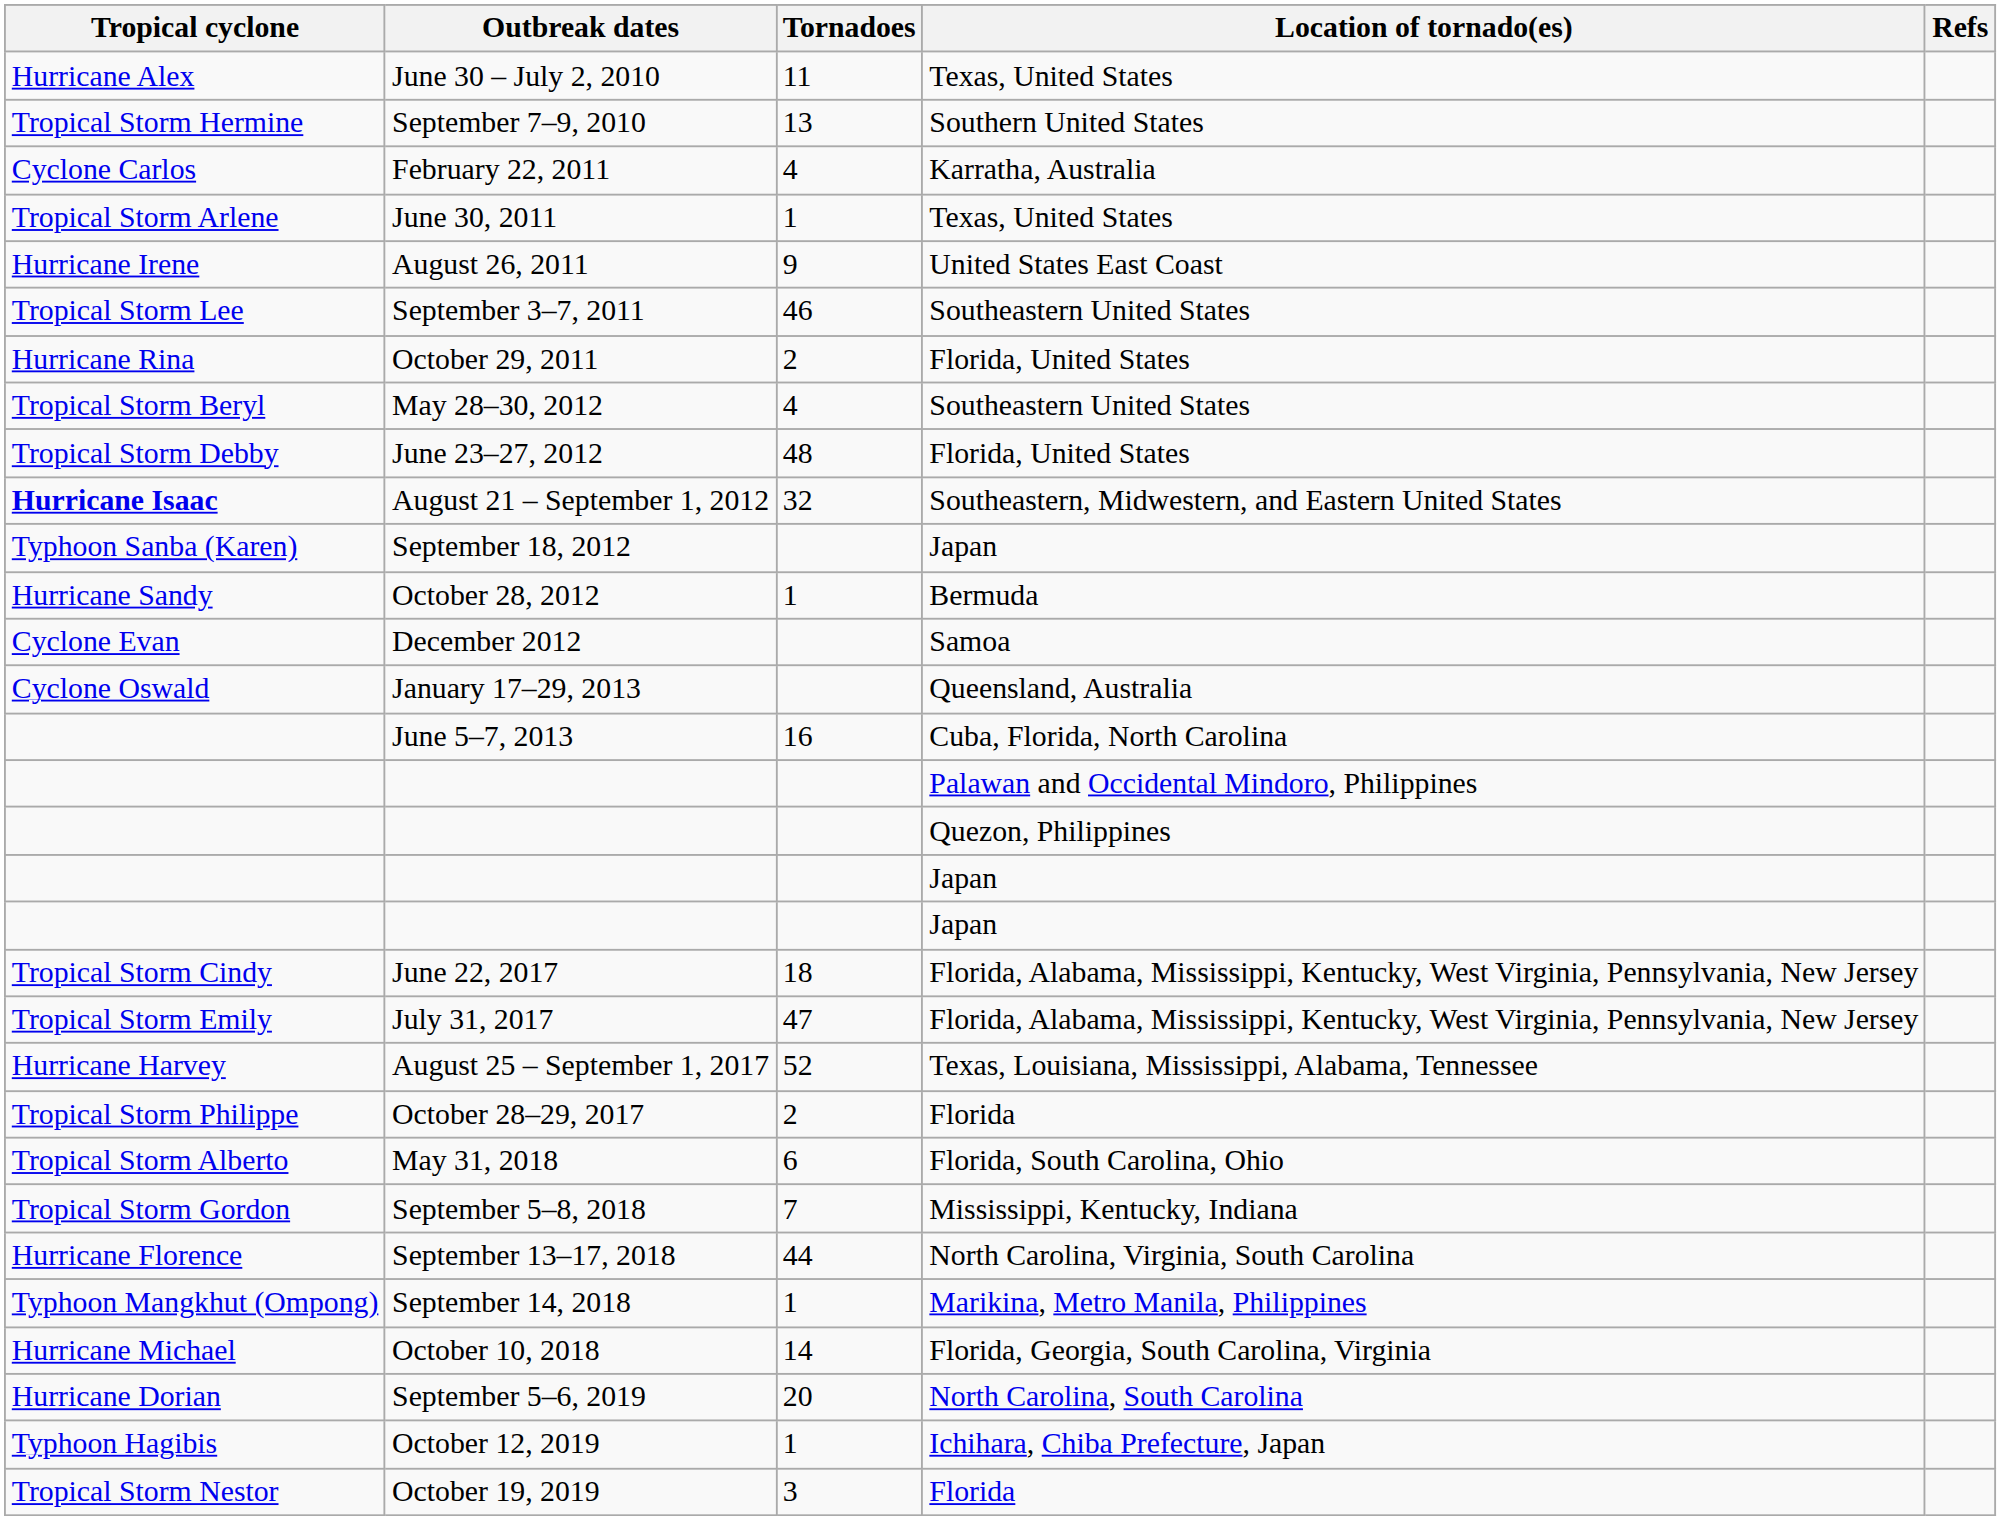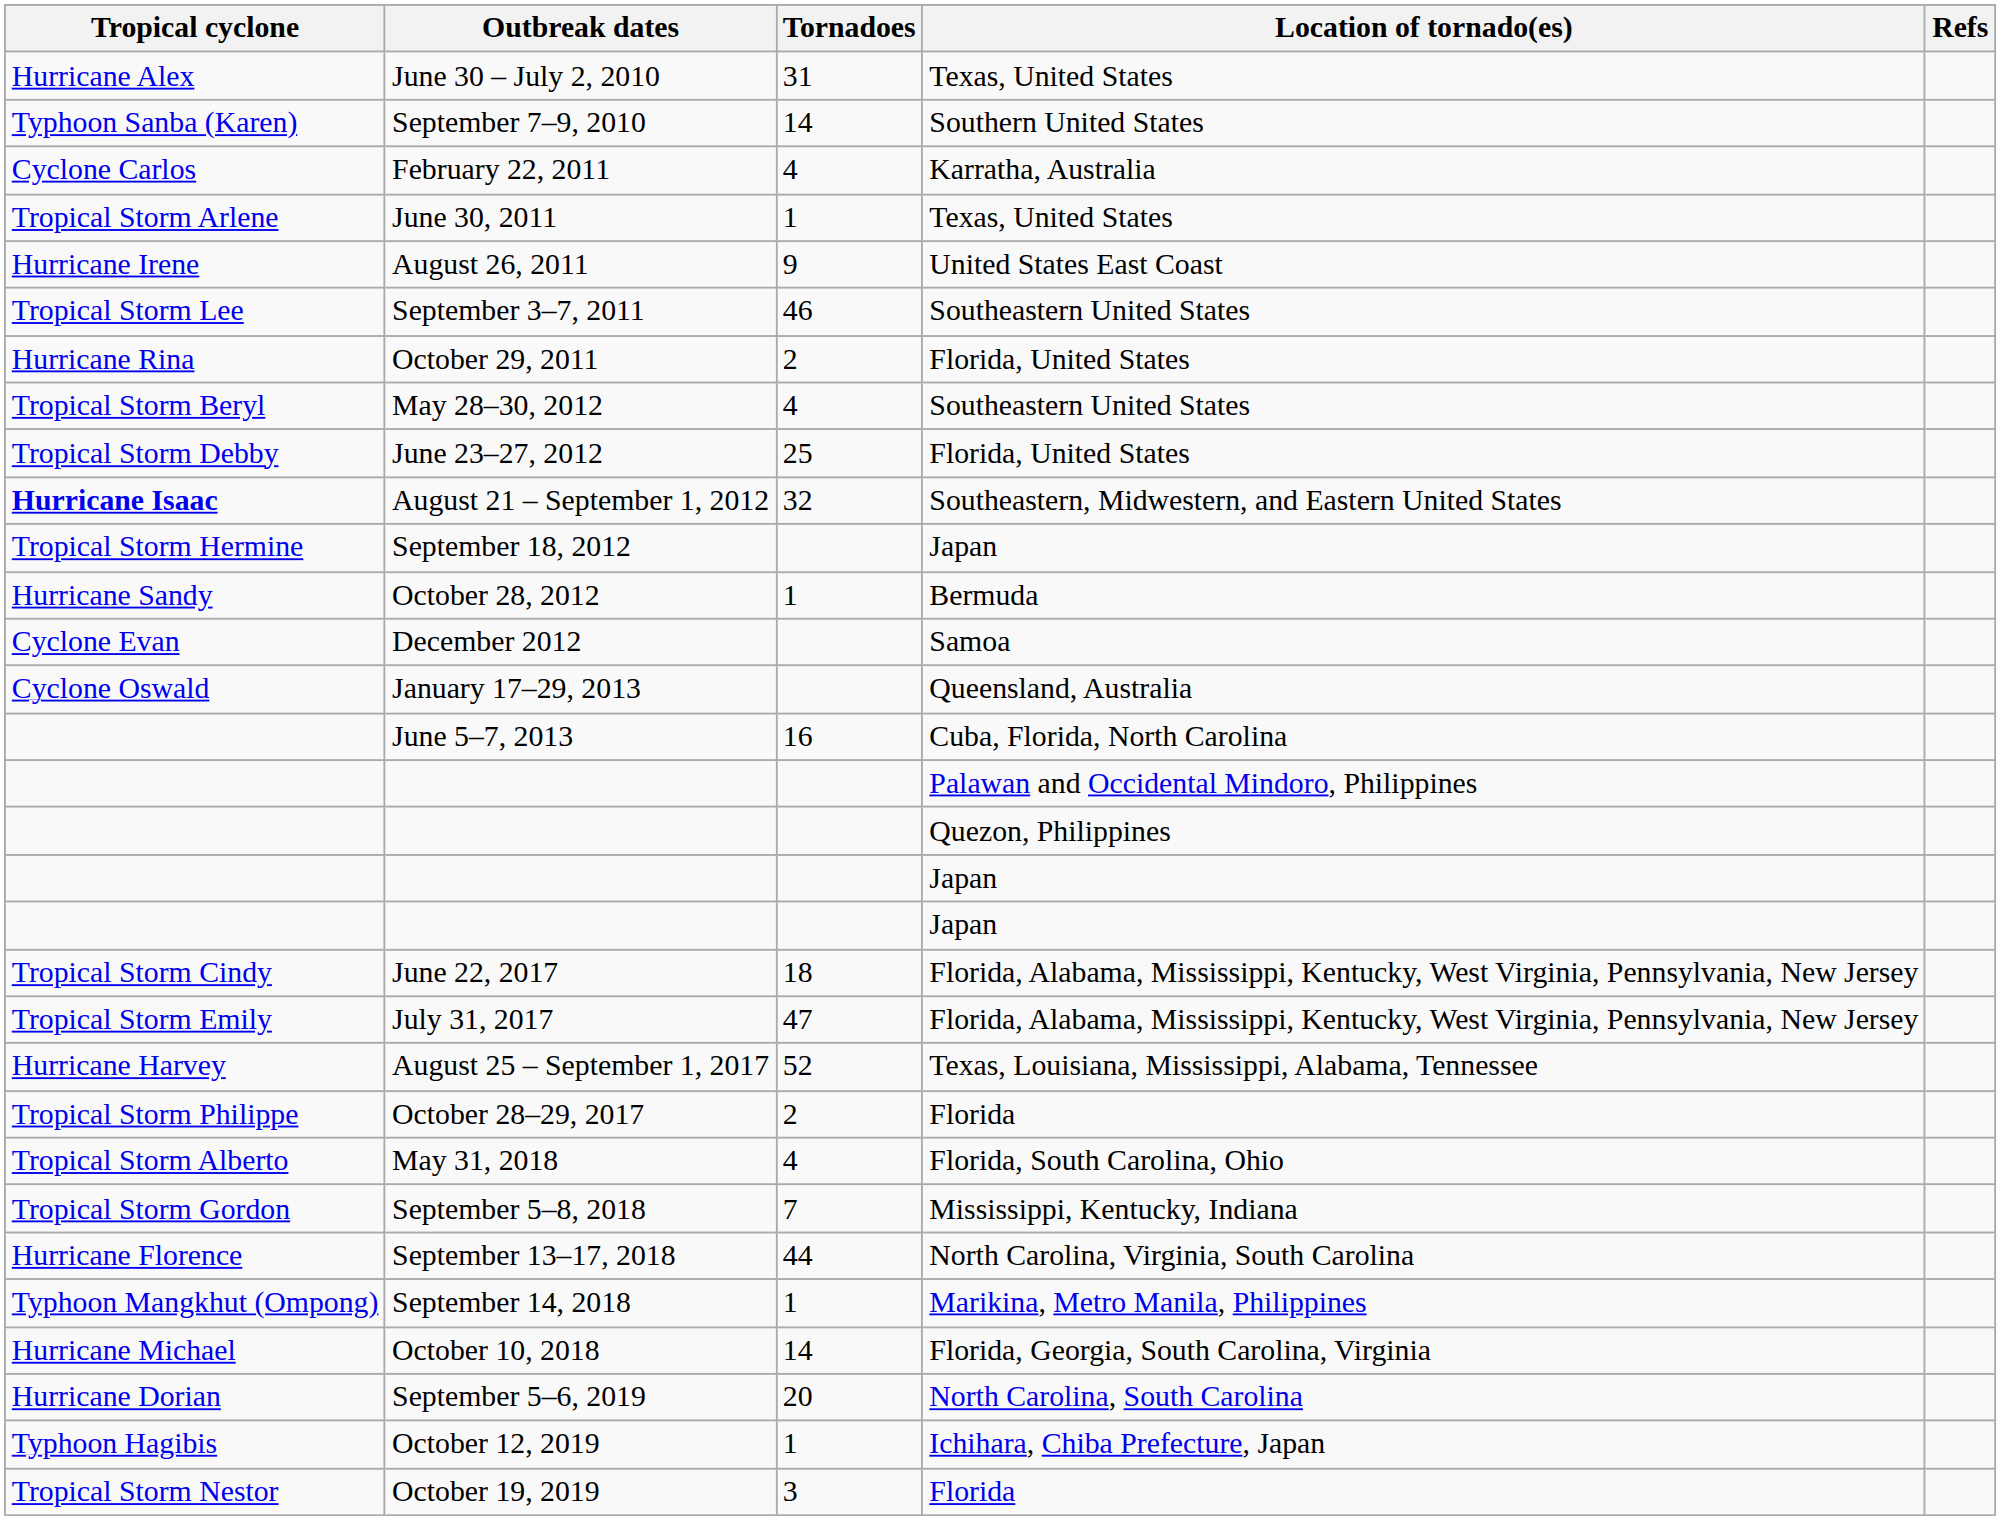(797, 75) 11 -> (798, 75) 31
(158, 122) Tropical Storm Hermine -> (155, 122) Typhoon Sanba (Karen)
(798, 122) 13 -> (798, 122) 14
(798, 452) 48 -> (798, 452) 25
(155, 547) Typhoon Sanba (Karen) -> (158, 547) Tropical Storm Hermine
(790, 1160) 6 -> (790, 1160) 4
